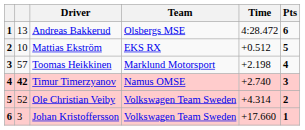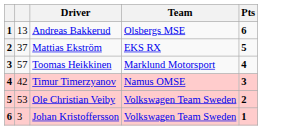- column: (260, 13)
(22, 47) 10 -> (22, 47) 37
(22, 82) bold -> (22, 82) normal
(22, 99) 52 -> (22, 99) 53
